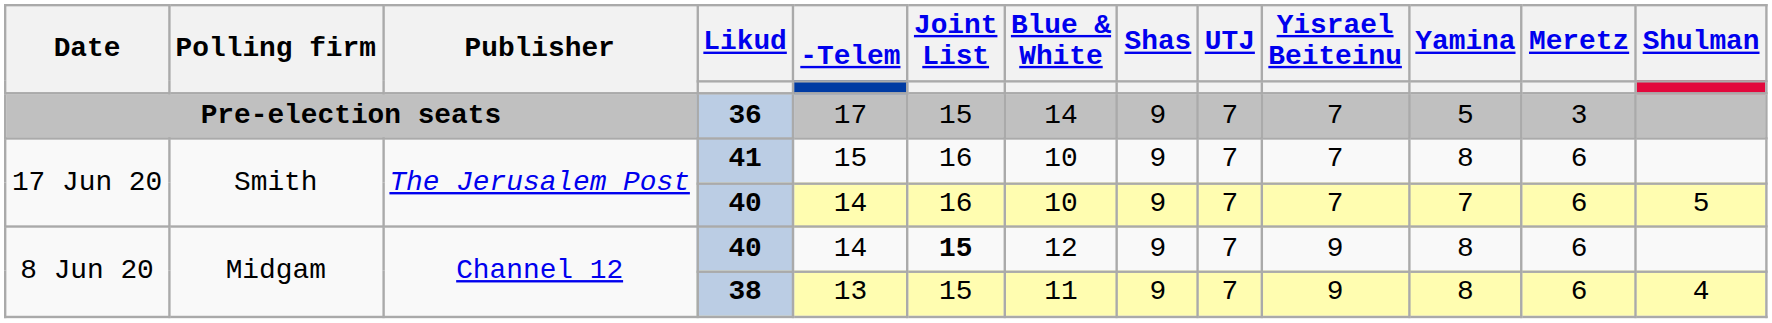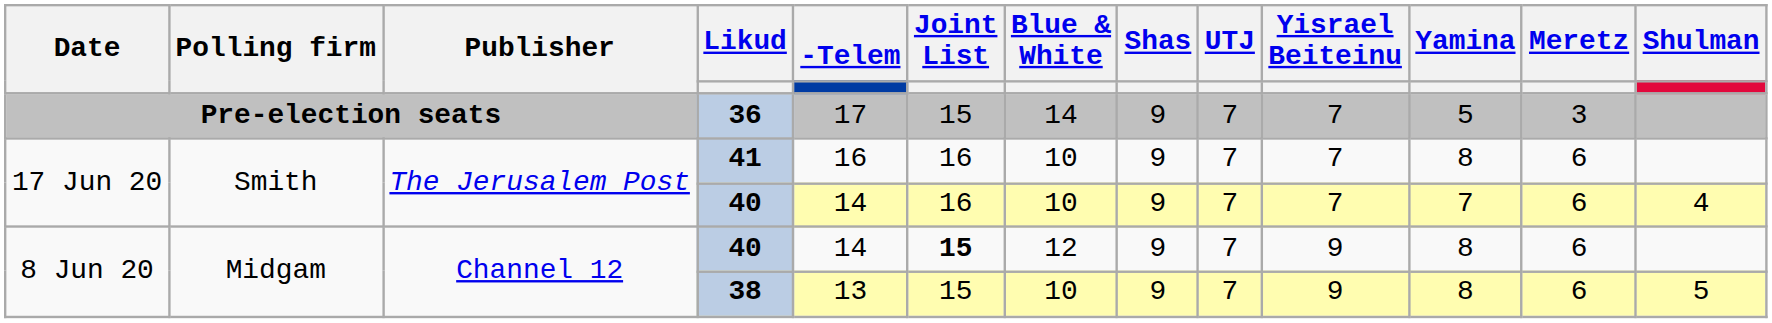(850, 159) 15 -> (850, 159) 16
(1701, 203) 5 -> (1701, 203) 4
(1061, 292) 11 -> (1061, 292) 10
(1701, 292) 4 -> (1701, 292) 5
